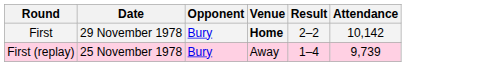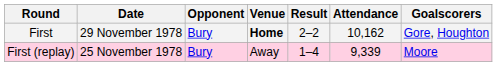+ column: (446, 14)
(366, 33) 10,142 -> (366, 33) 10,162
(366, 52) 9,739 -> (366, 52) 9,339
